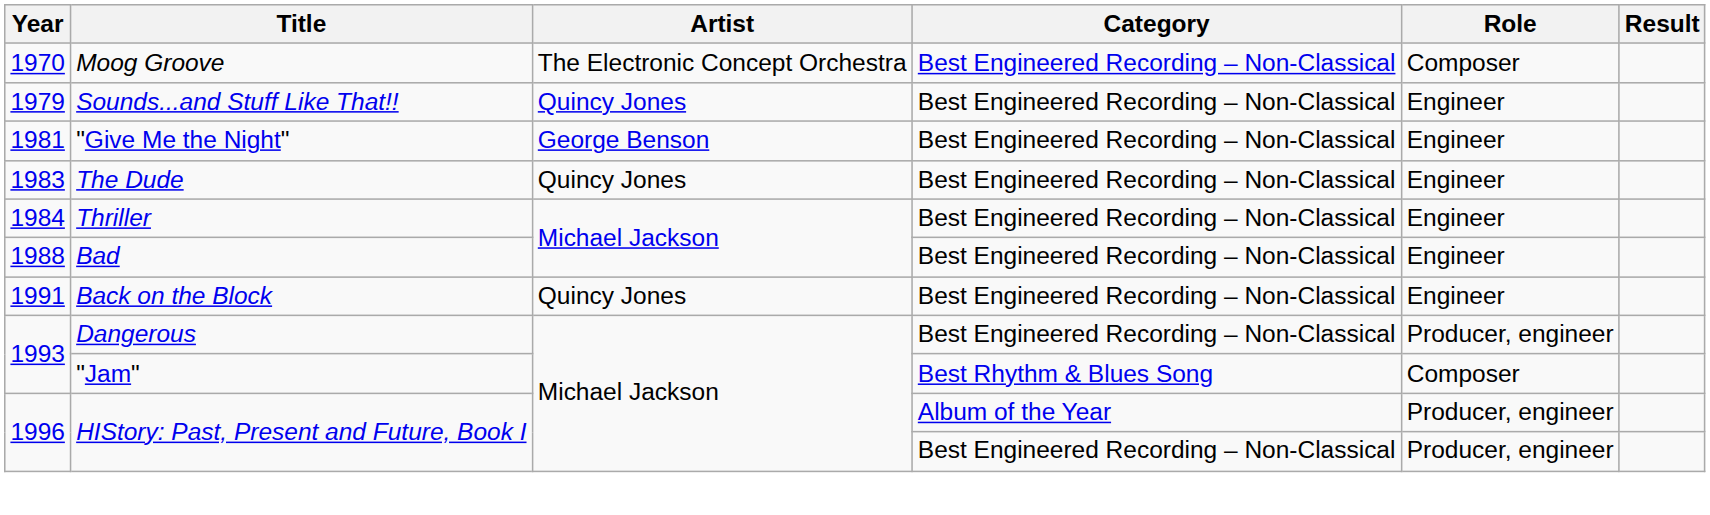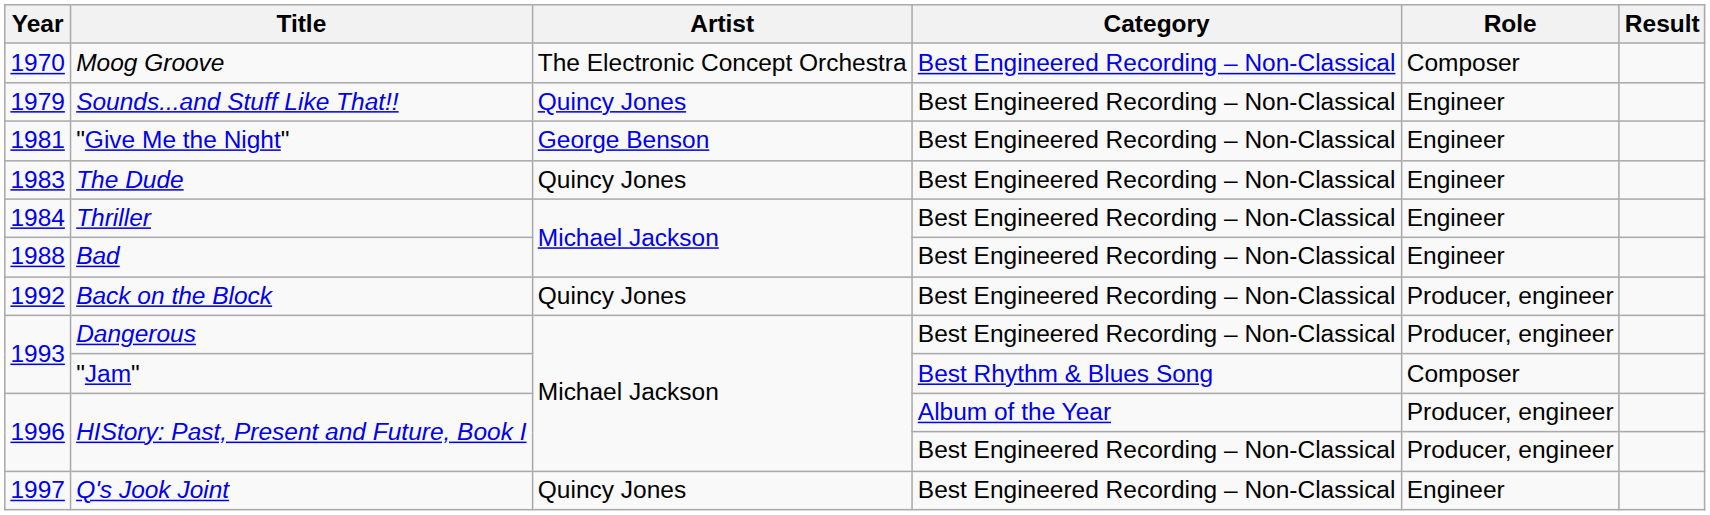(38, 295) 1991 -> (38, 295) 1992
(1456, 295) Engineer -> (1510, 295) Producer, engineer
+ row: (153, 489)
